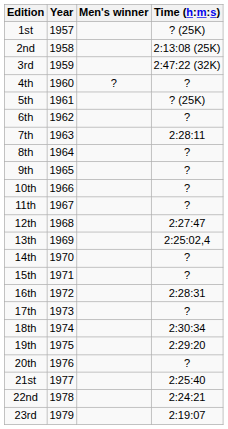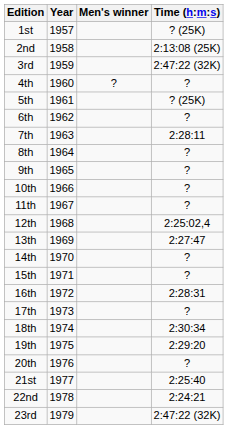(187, 223) 2:27:47 -> (187, 223) 2:25:02,4
(187, 240) 2:25:02,4 -> (187, 240) 2:27:47
(187, 415) 2:19:07 -> (187, 415) 2:47:22 (32K)
